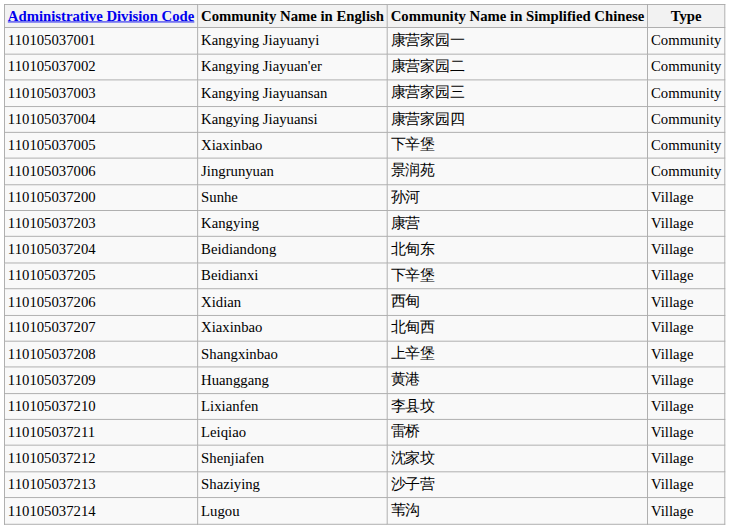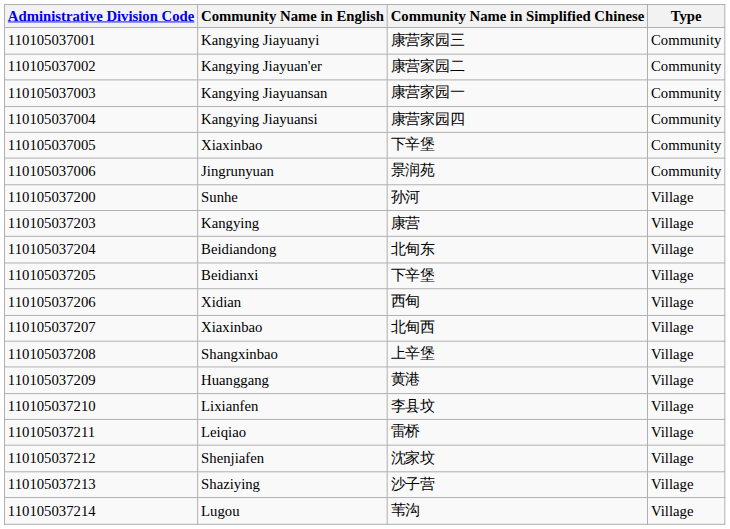(427, 40) 康营家园一 -> (427, 40) 康营家园三
(427, 92) 康营家园三 -> (427, 92) 康营家园一
